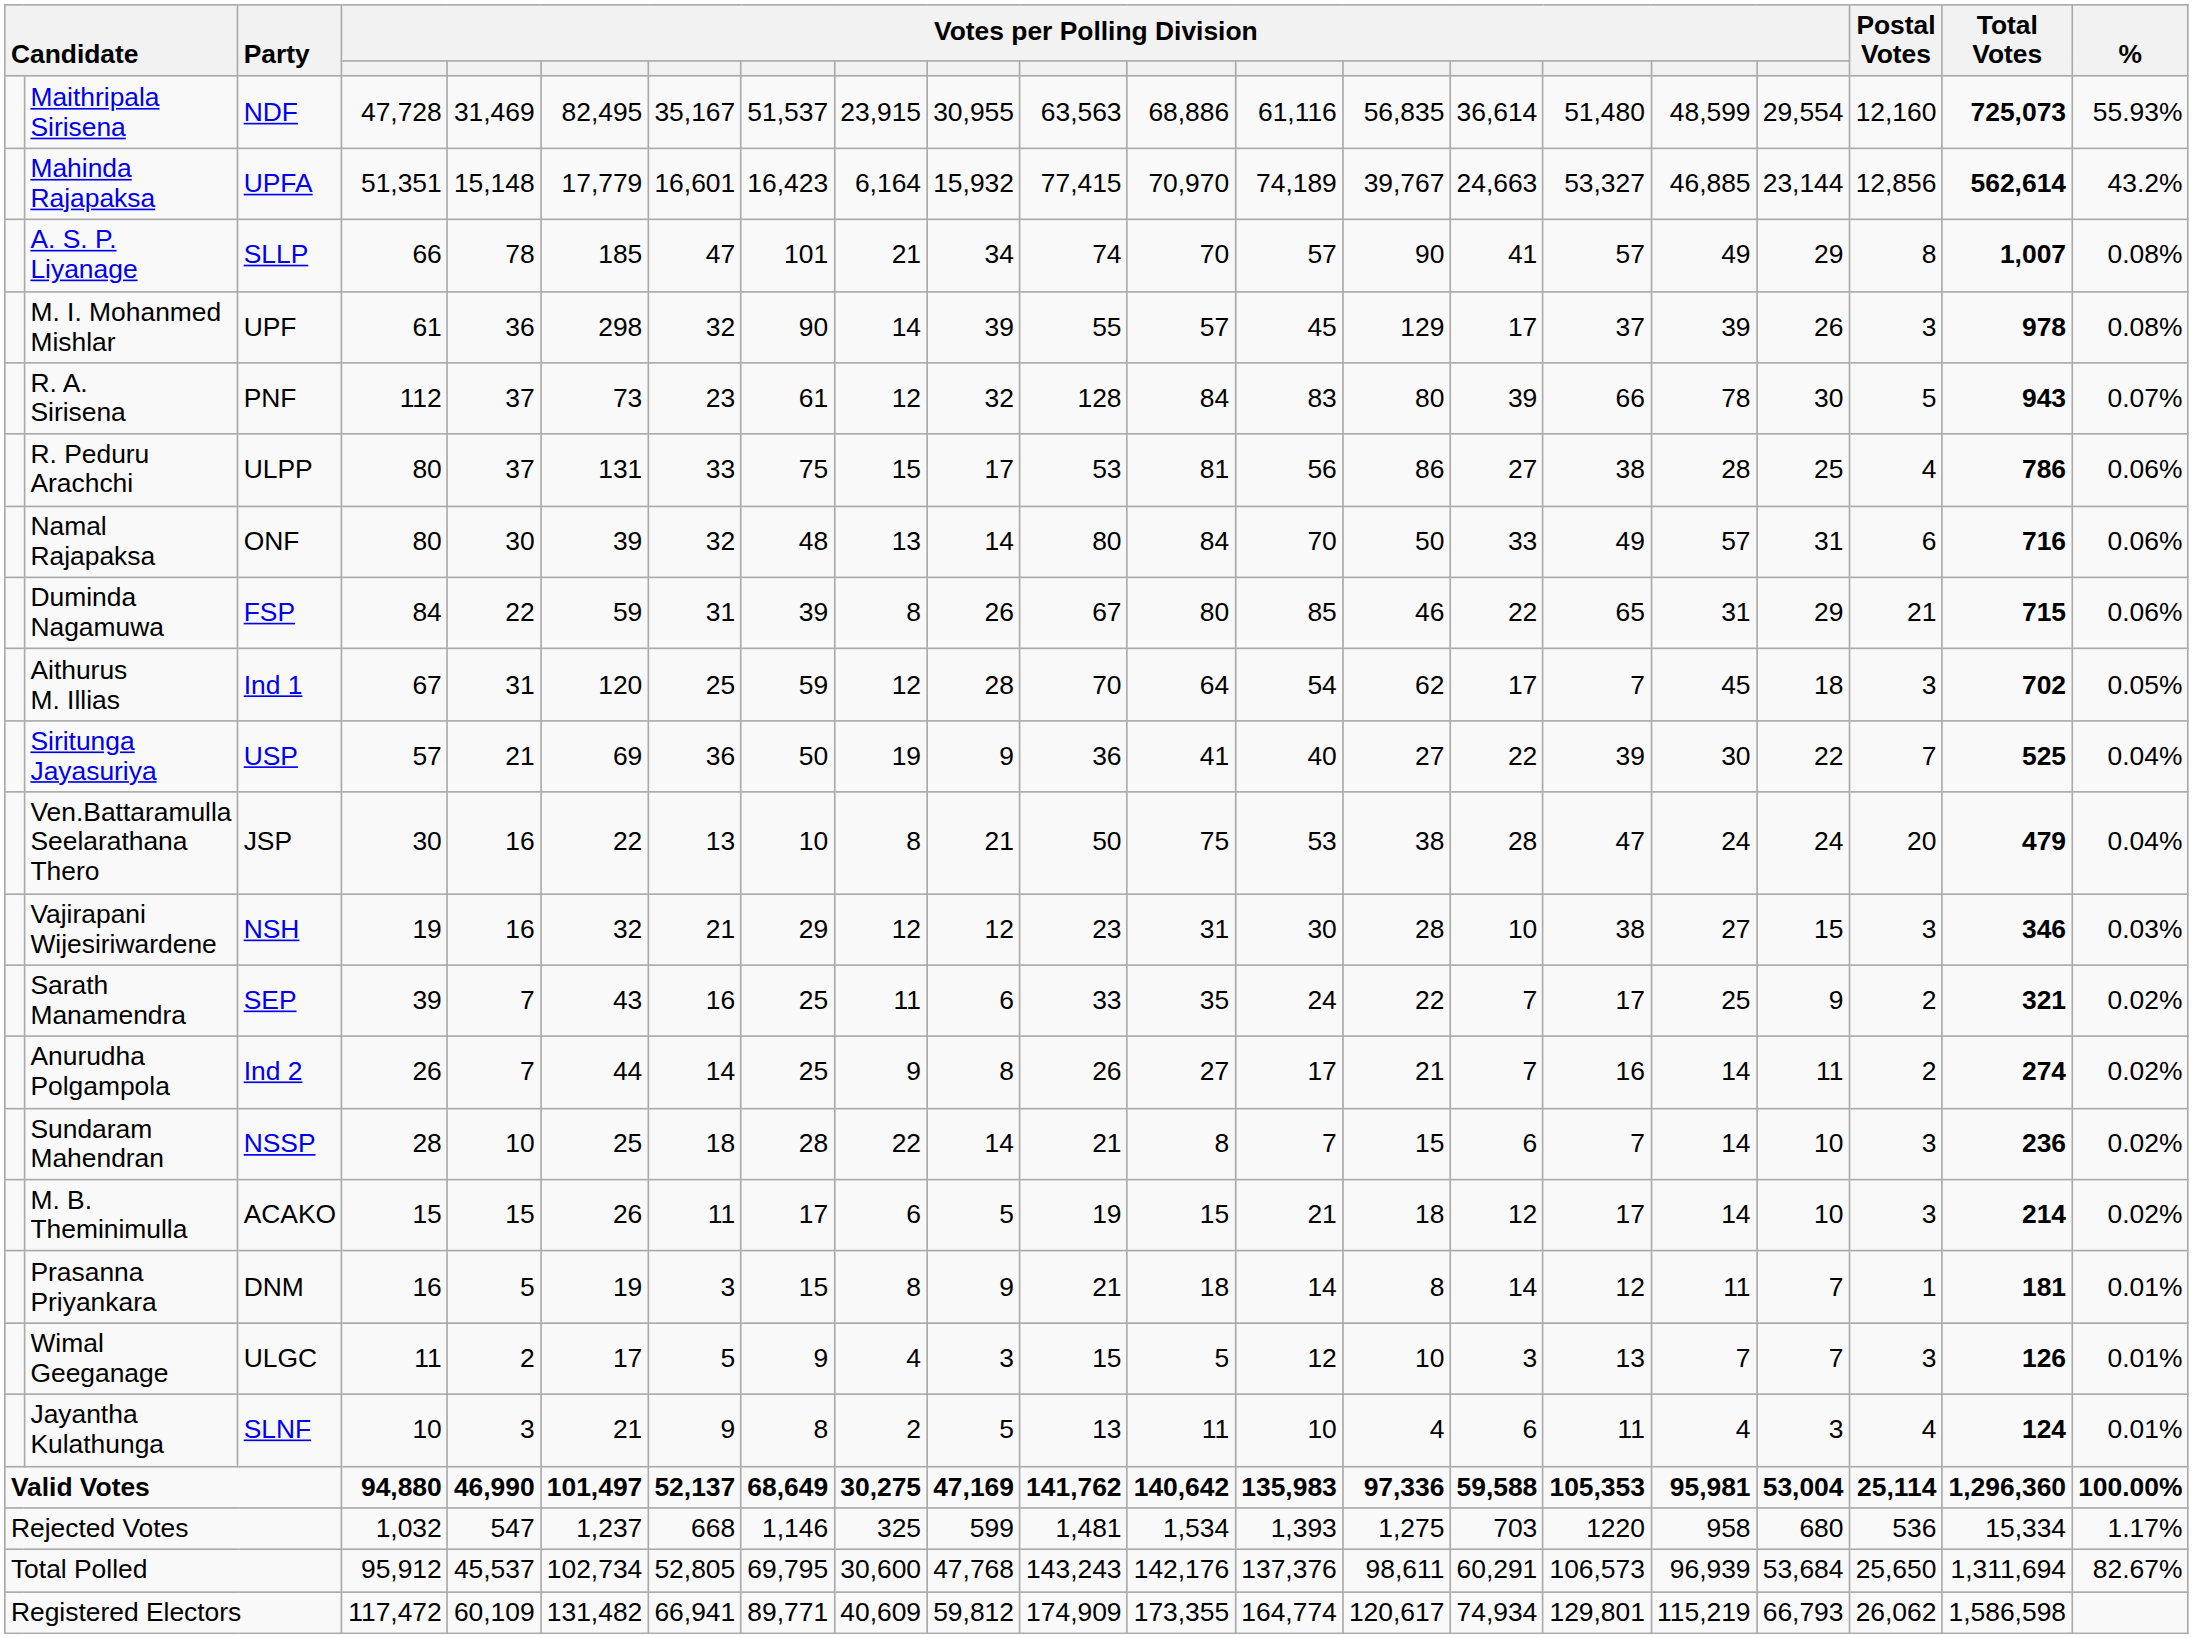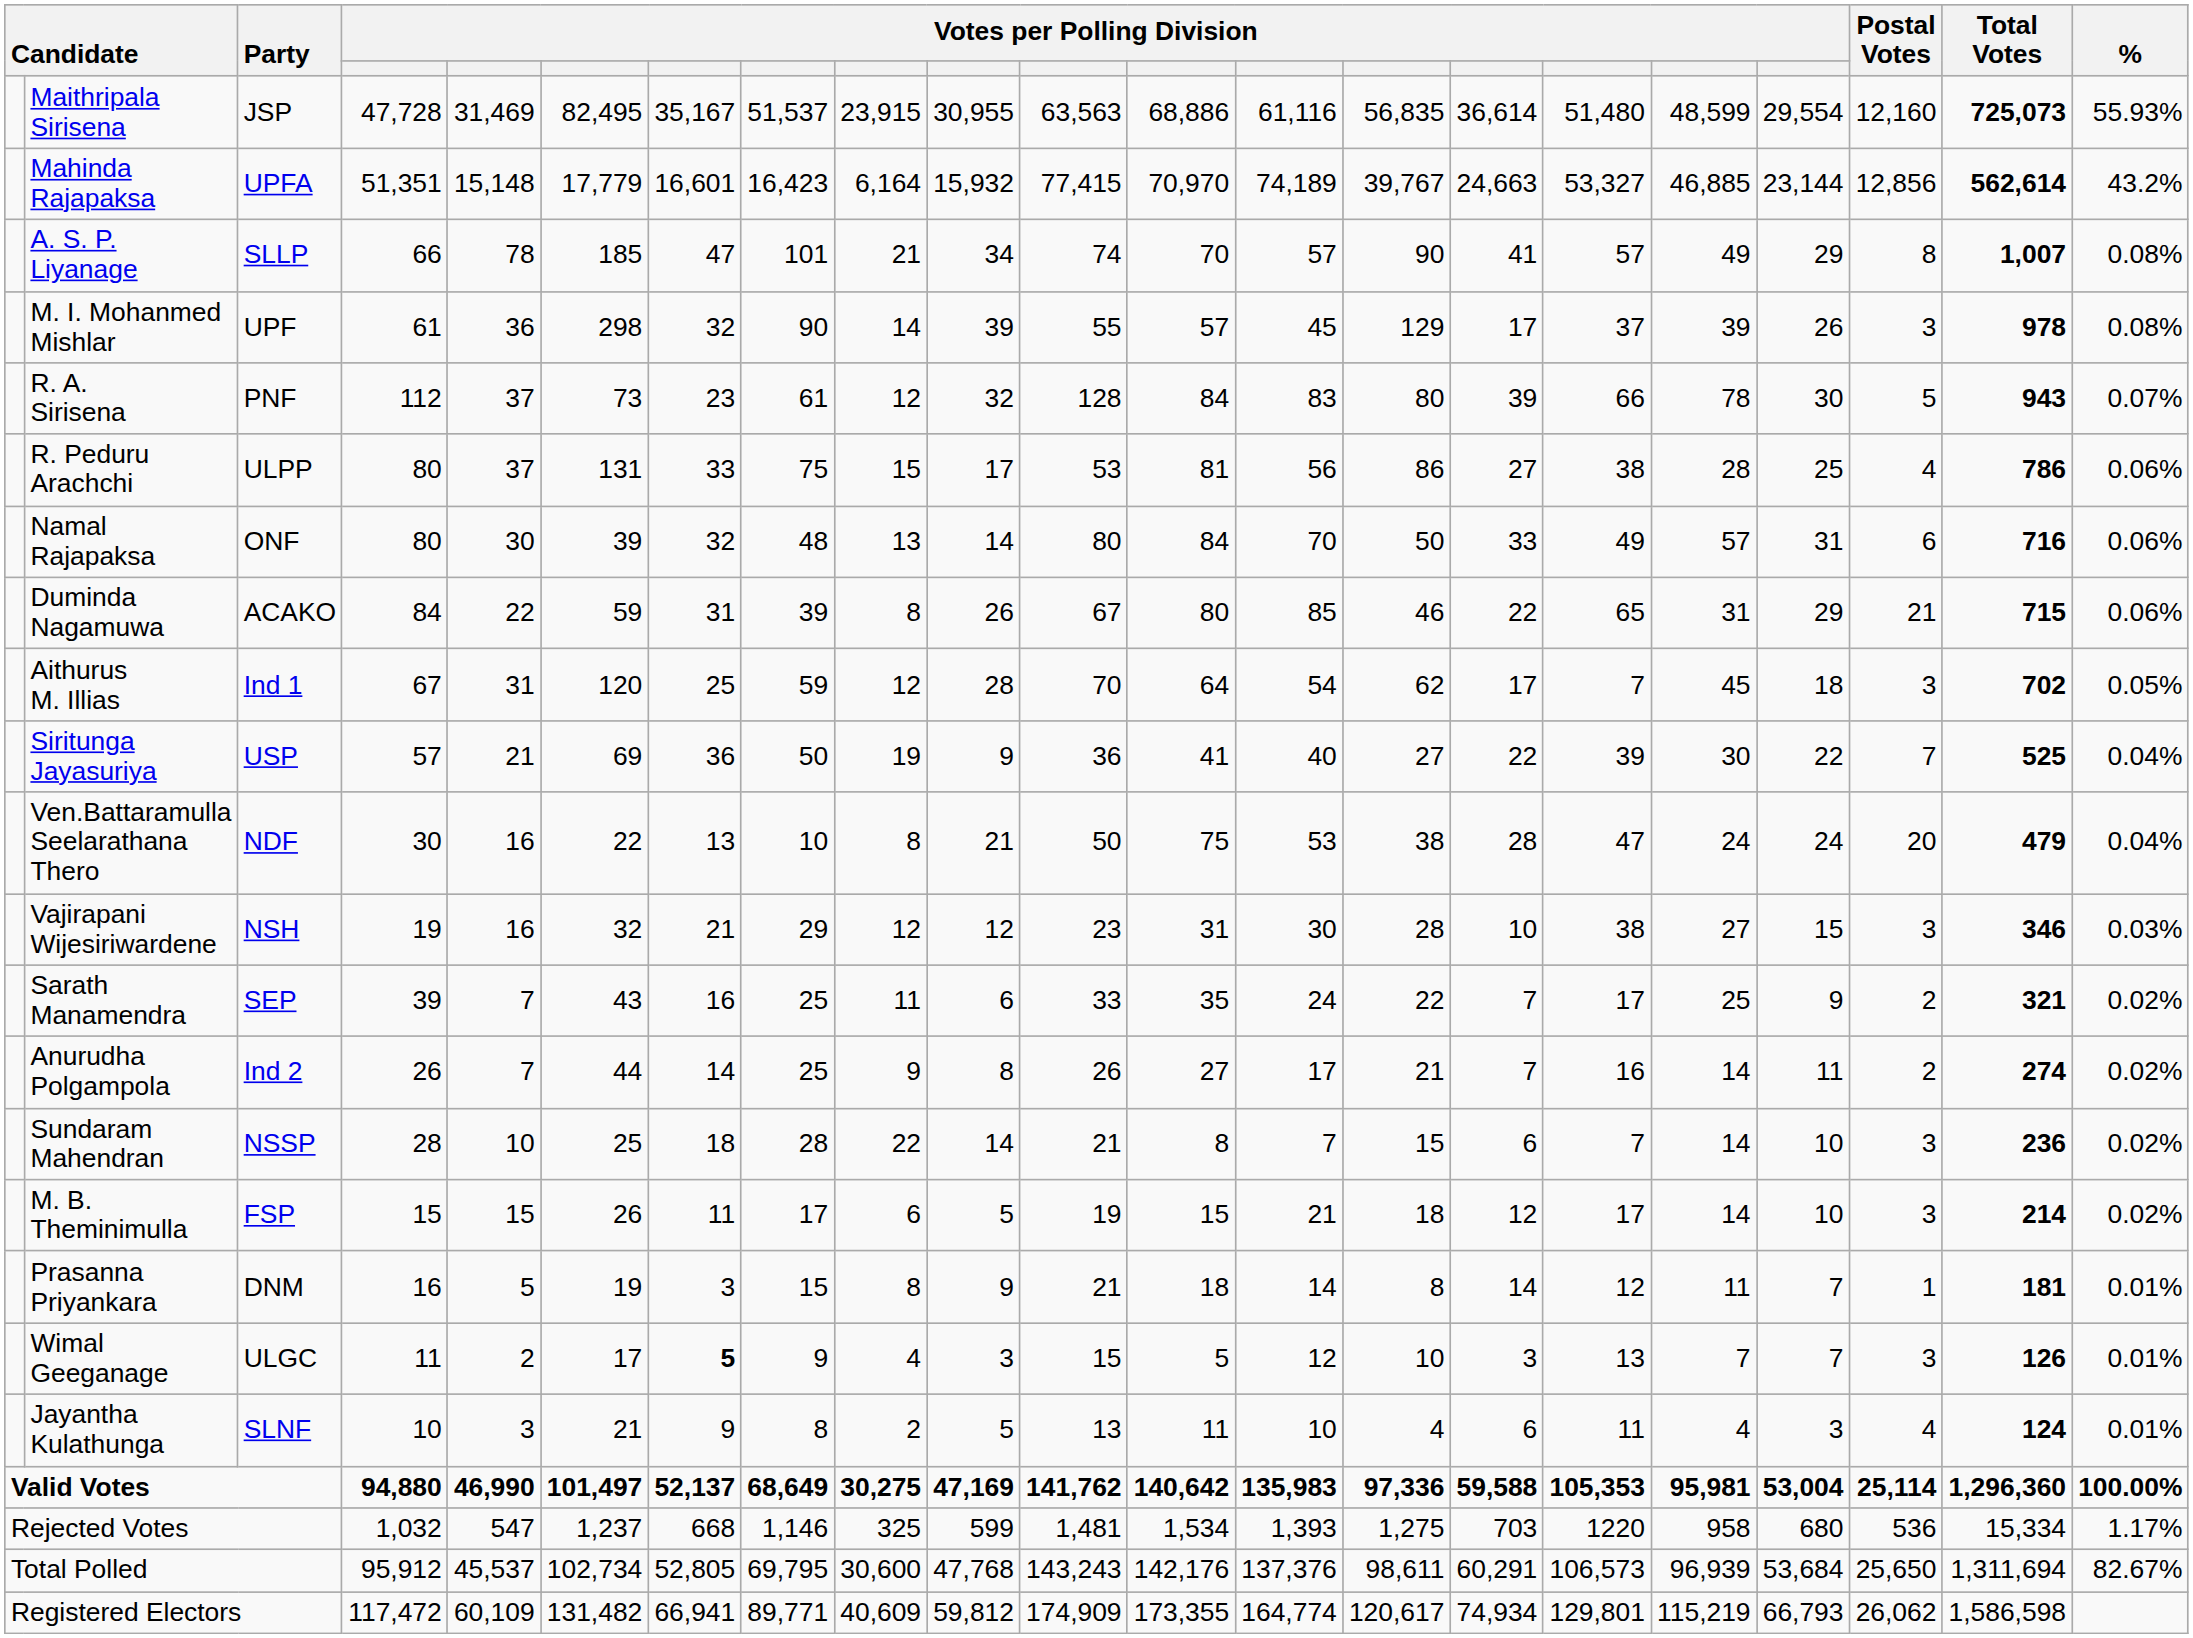(271, 111) NDF -> (268, 111) JSP
(269, 612) FSP -> (290, 612) ACAKO
(268, 842) JSP -> (271, 842) NDF
(290, 1215) ACAKO -> (269, 1215) FSP
(728, 1358) normal -> (728, 1358) bold
